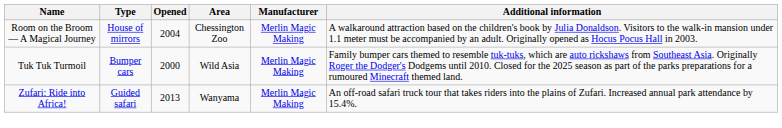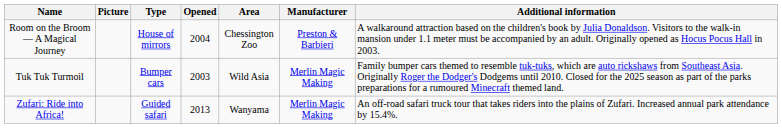+ column: (113, 12)
(288, 33) Merlin Magic Making -> (317, 39) Preston & Barbieri
(170, 66) 2000 -> (200, 77) 2003
